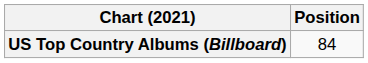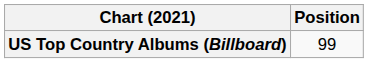(327, 44) 84 -> (327, 44) 99
